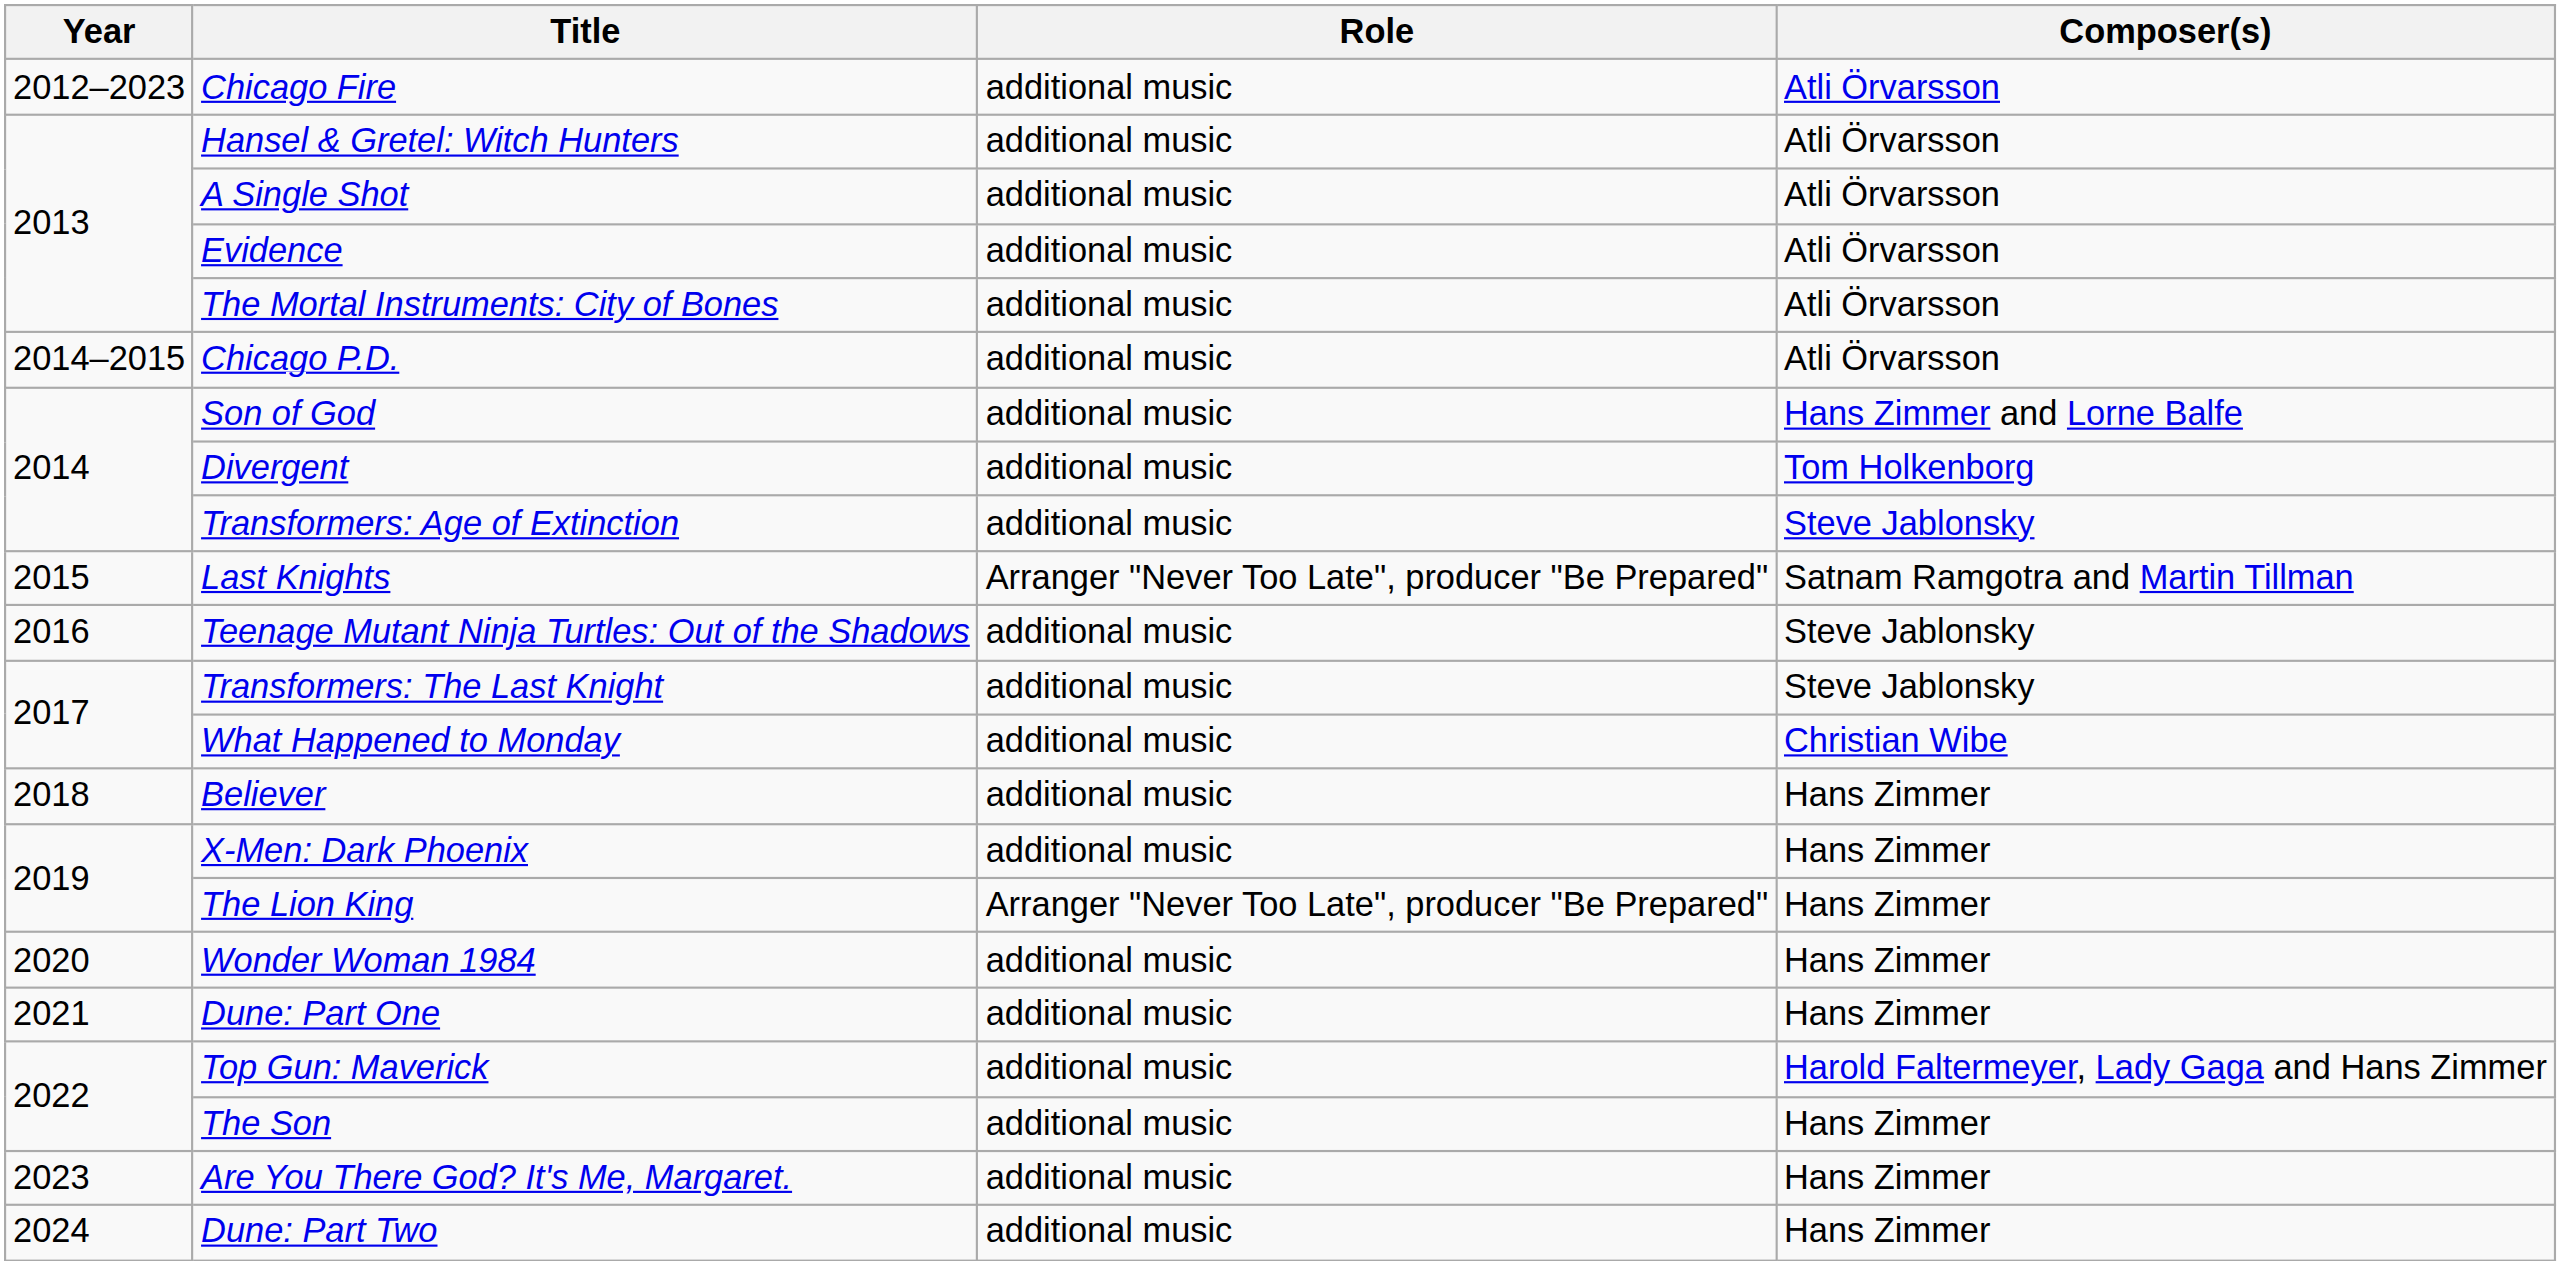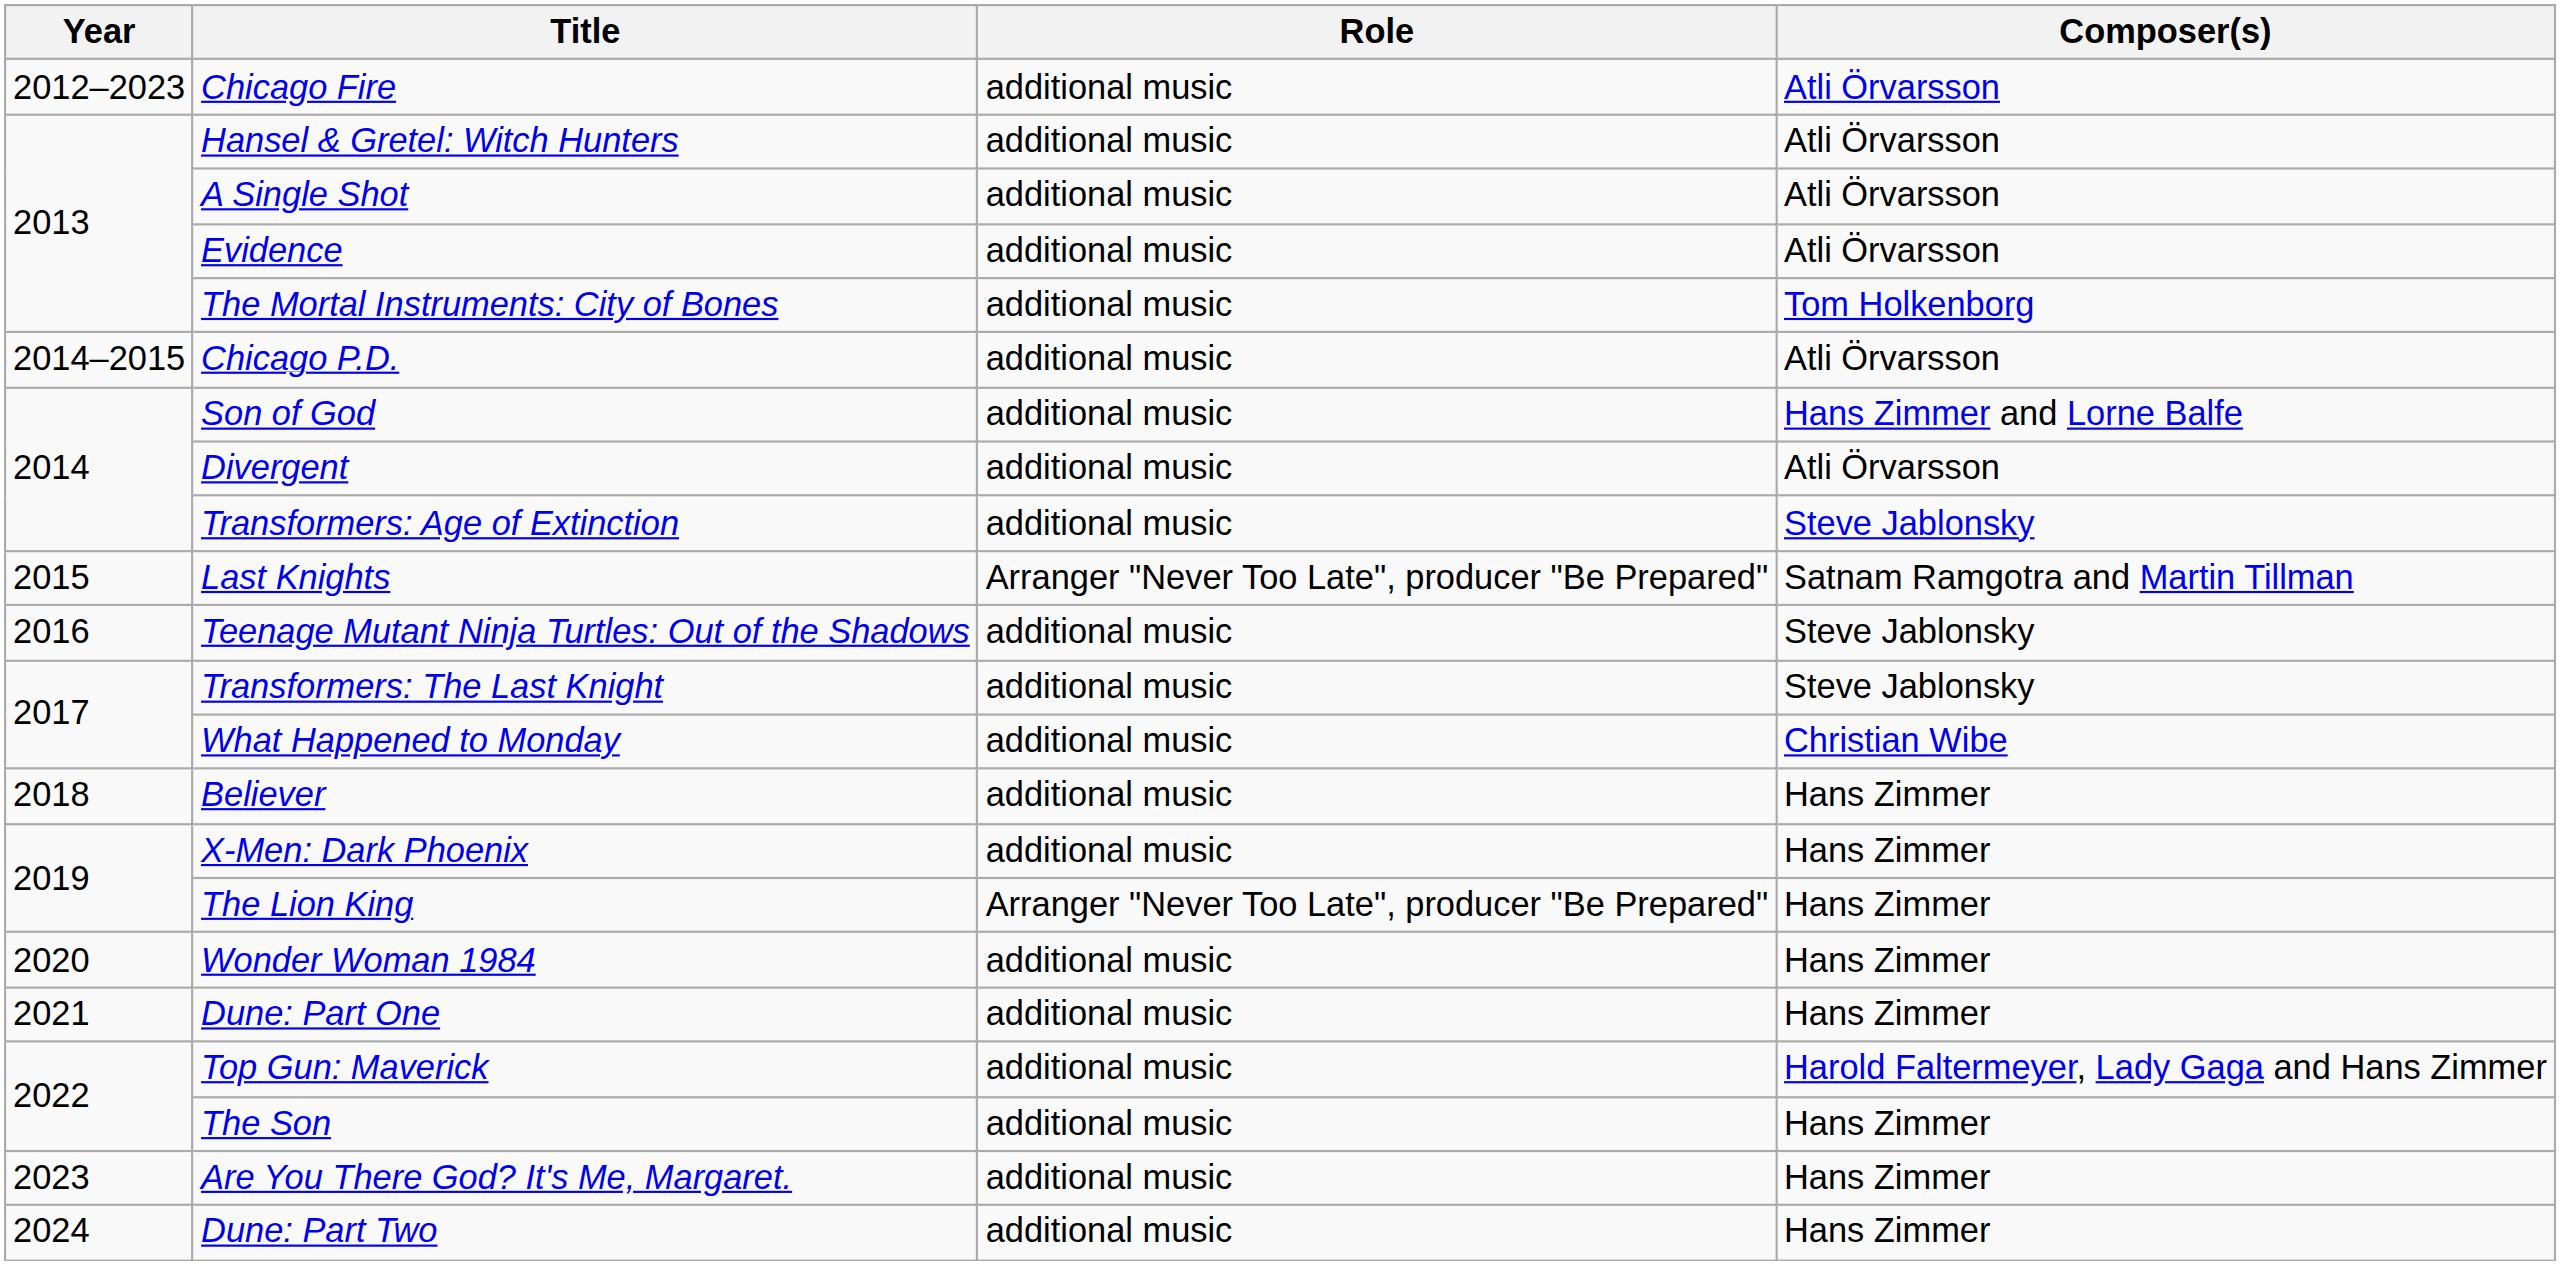(1892, 304) Atli Örvarsson -> (1909, 304) Tom Holkenborg
(1909, 468) Tom Holkenborg -> (1892, 468) Atli Örvarsson
